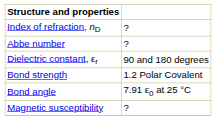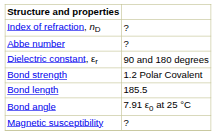+ row: (33, 90)
